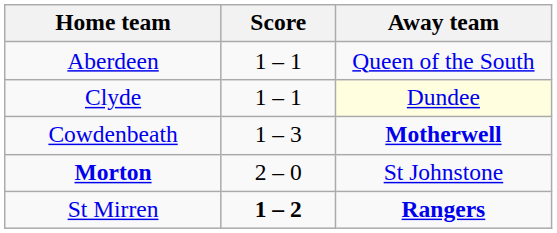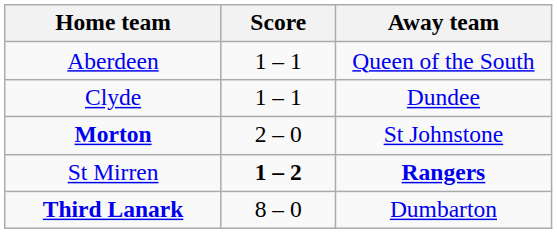(443, 97) lightyellow background -> (443, 97) no background
- row: (113, 135)
+ row: (113, 209)
